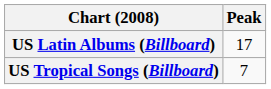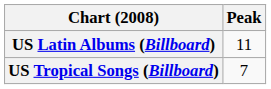(244, 44) 17 -> (244, 44) 11
